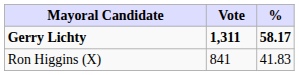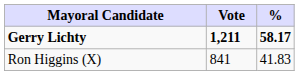(225, 37) 1,311 -> (225, 37) 1,211
